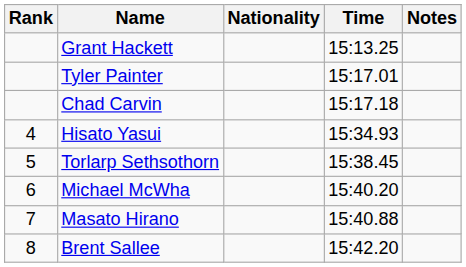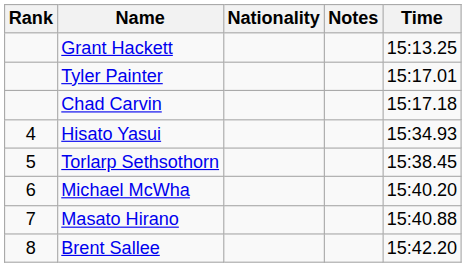columns swapped: (363, 18) <-> (432, 18)
